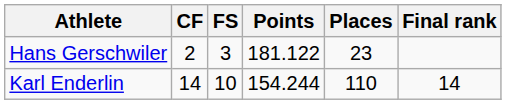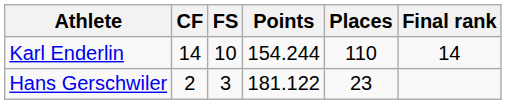rows swapped: (67, 84) <-> (88, 53)
